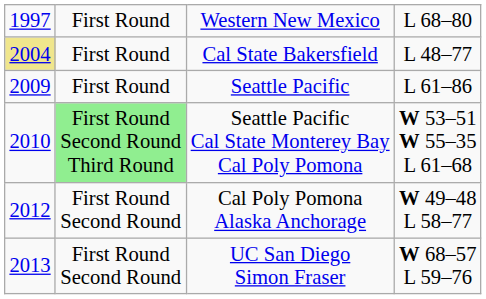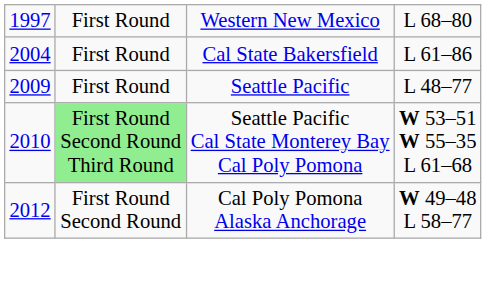(30, 53) khaki background -> (30, 53) no background
(438, 53) L 48–77 -> (438, 53) L 61–86
(438, 86) L 61–86 -> (438, 86) L 48–77
- row: (290, 265)
